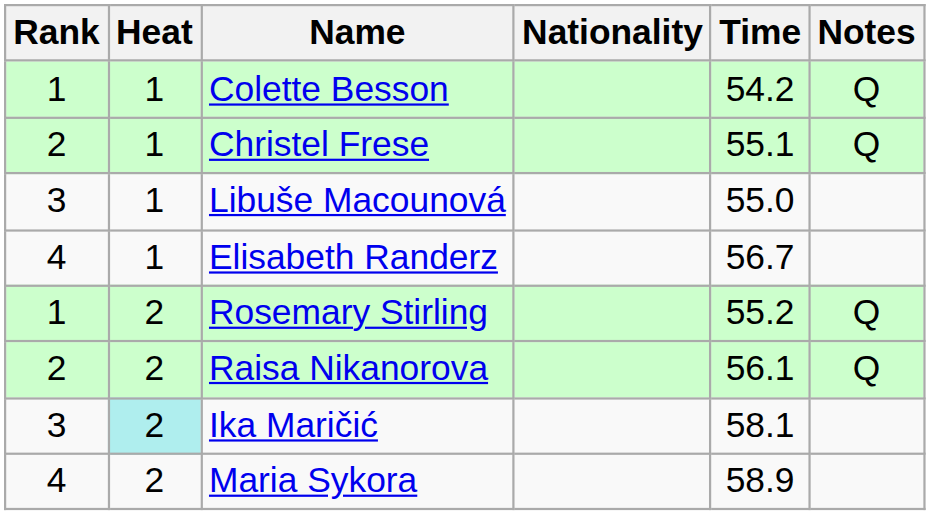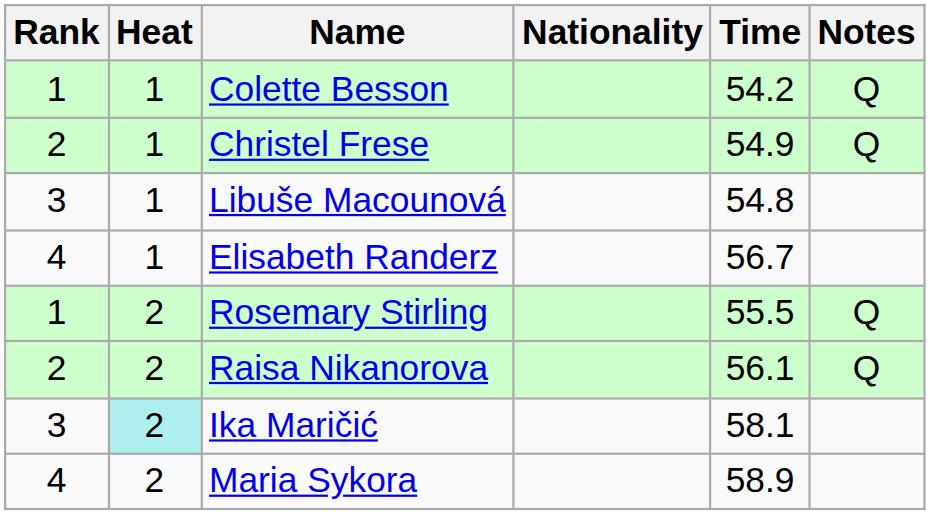(760, 144) 55.1 -> (760, 144) 54.9
(760, 200) 55.0 -> (760, 200) 54.8
(760, 312) 55.2 -> (760, 312) 55.5
